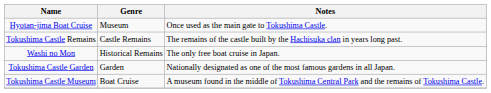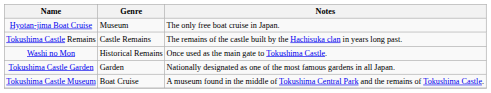(247, 25) Once used as the main gate to Tokushima Castle. -> (223, 25) The only free boat cruise in Japan.
(223, 53) The only free boat cruise in Japan. -> (247, 53) Once used as the main gate to Tokushima Castle.
